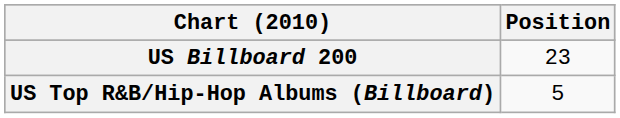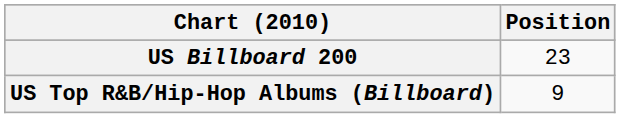(558, 94) 5 -> (558, 94) 9
